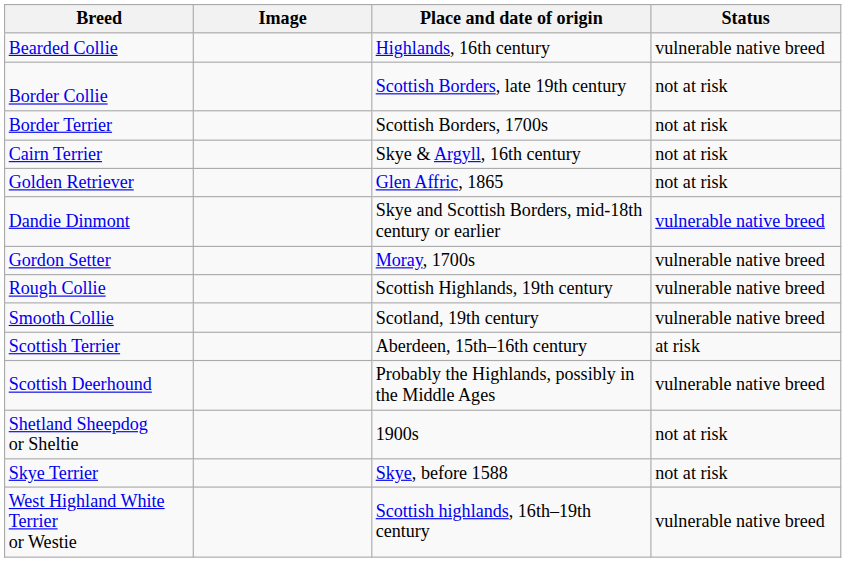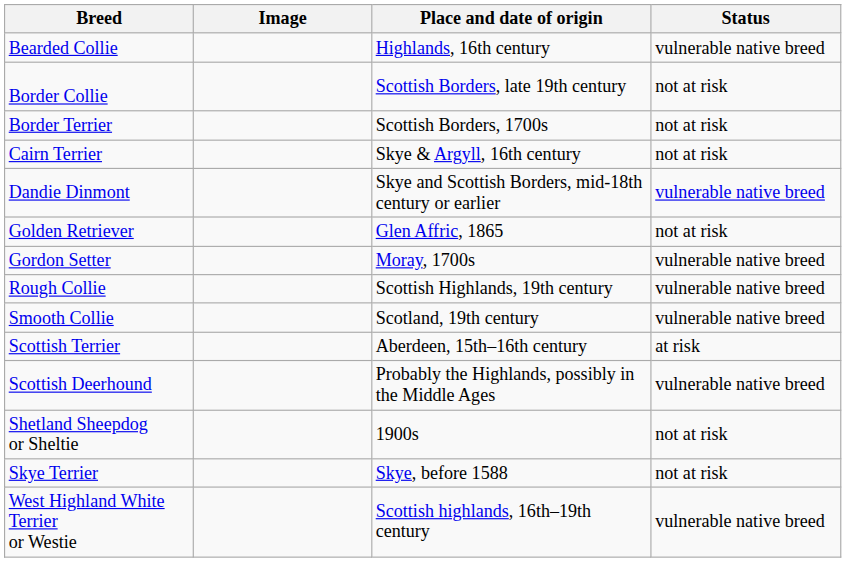rows swapped: (69, 221) <-> (71, 182)
